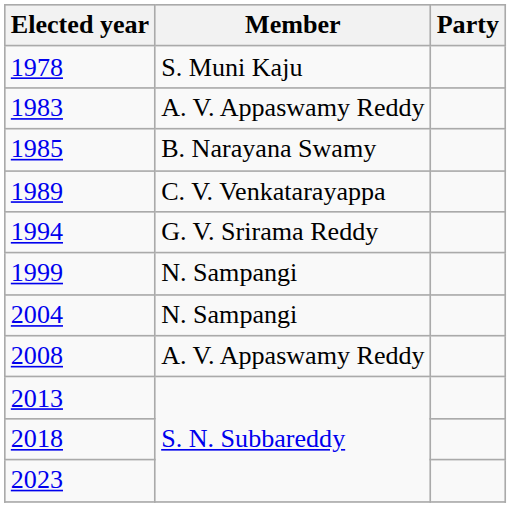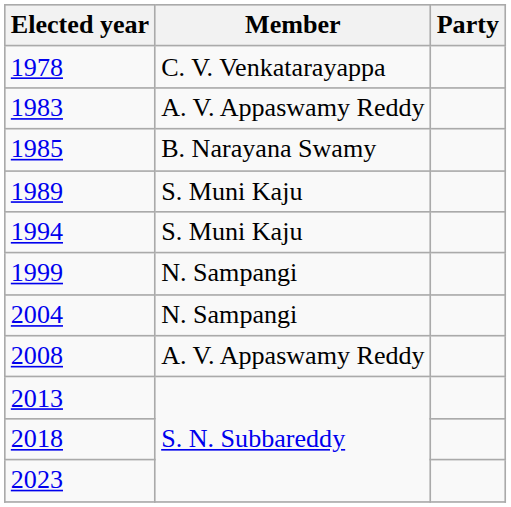(232, 66) S. Muni Kaju -> (273, 66) C. V. Venkatarayappa
(273, 190) C. V. Venkatarayappa -> (232, 190) S. Muni Kaju
(270, 231) G. V. Srirama Reddy -> (232, 231) S. Muni Kaju
